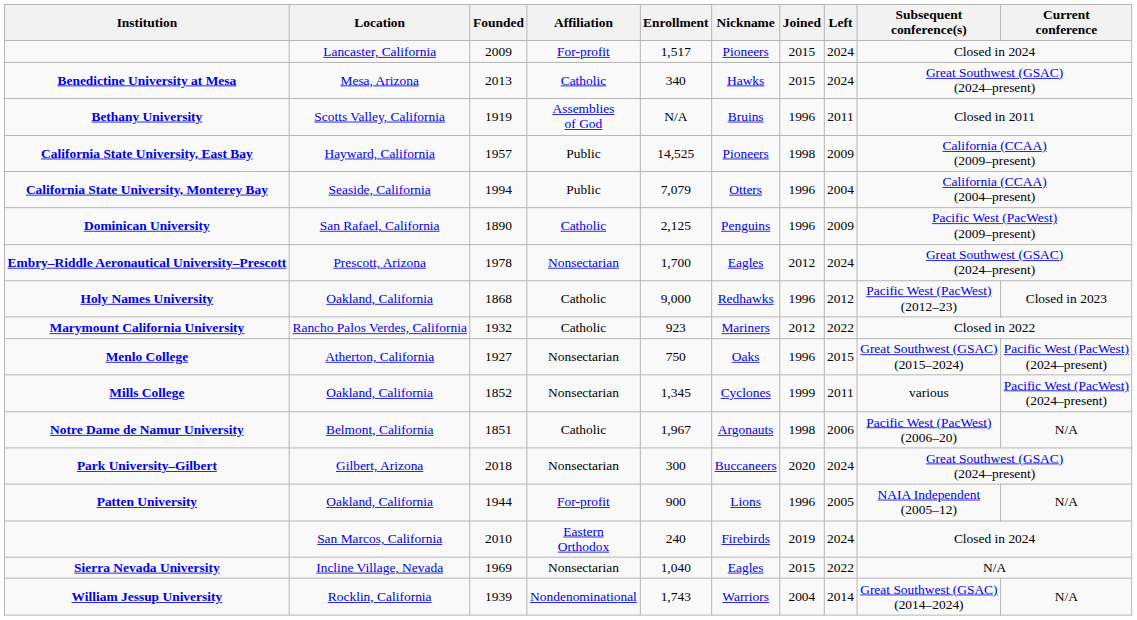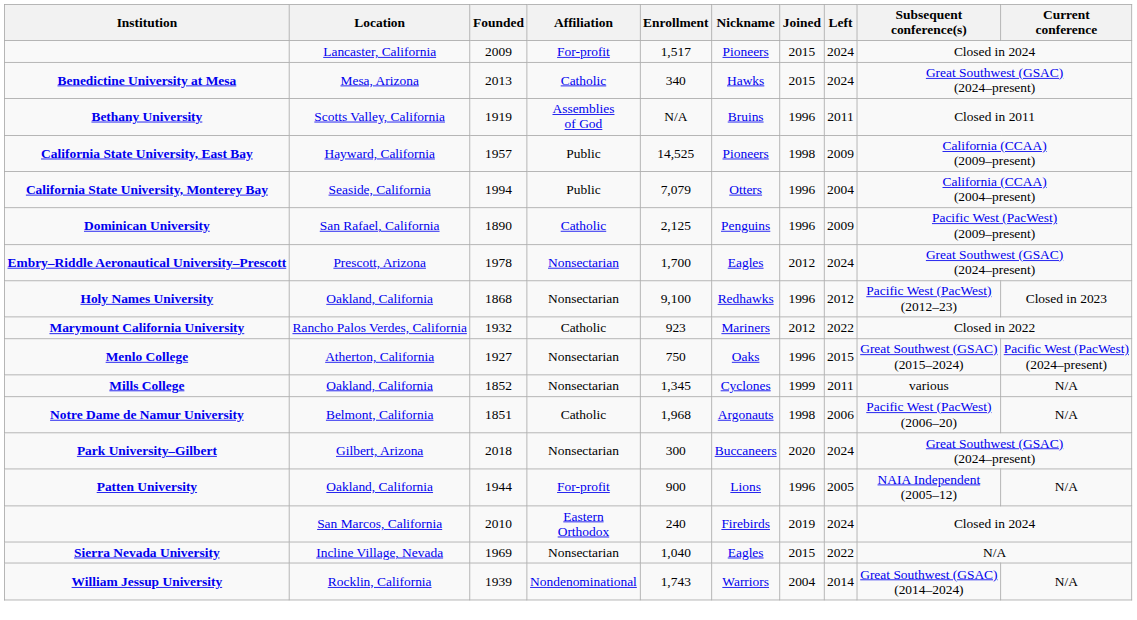(583, 299) Catholic -> (583, 299) Nonsectarian
(676, 299) 9,000 -> (676, 299) 9,100
(1066, 393) Pacific West (PacWest) (2024–present) -> (1066, 385) N/A
(676, 429) 1,967 -> (676, 414) 1,968
